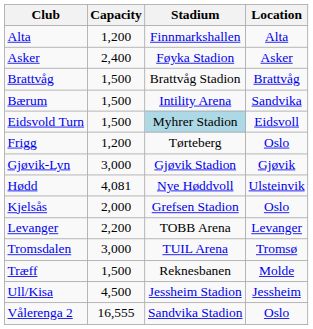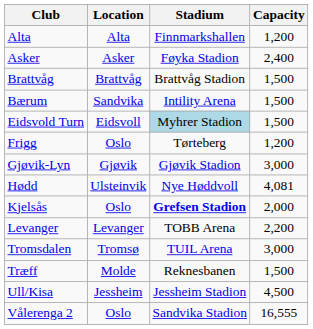columns swapped: (277, 15) <-> (116, 15)
(195, 206) normal -> (200, 206) bold
